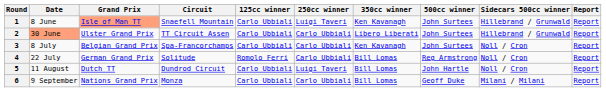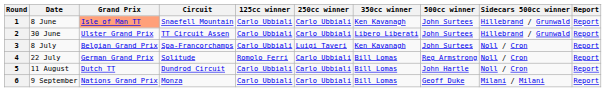(321, 22) Luigi Taveri -> (323, 22) Carlo Ubbiali
(46, 34) lightsalmon background -> (46, 34) no background
(323, 46) Carlo Ubbiali -> (321, 46) Luigi Taveri
(321, 69) Luigi Taveri -> (323, 69) Carlo Ubbiali
